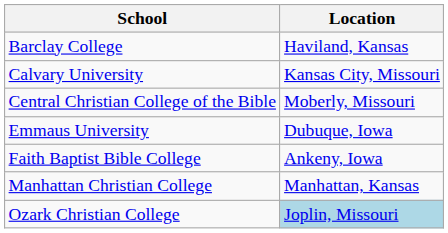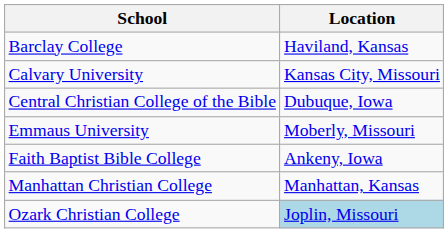(350, 102) Moberly, Missouri -> (338, 102) Dubuque, Iowa
(338, 130) Dubuque, Iowa -> (350, 130) Moberly, Missouri
